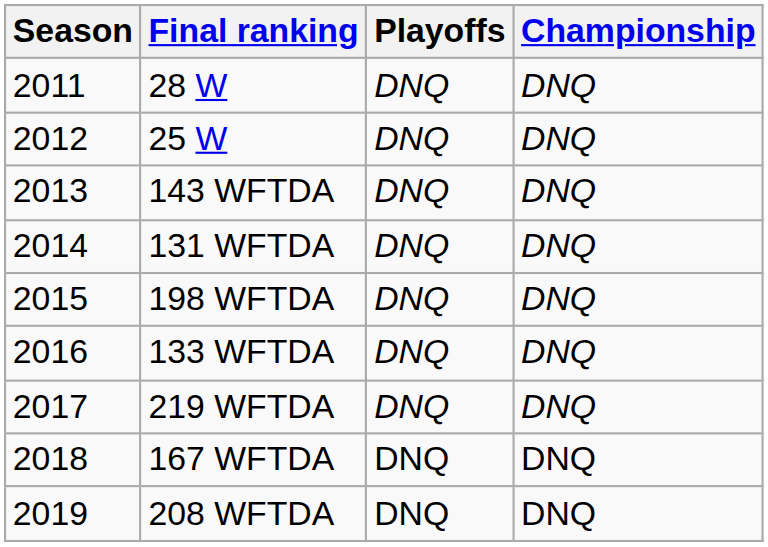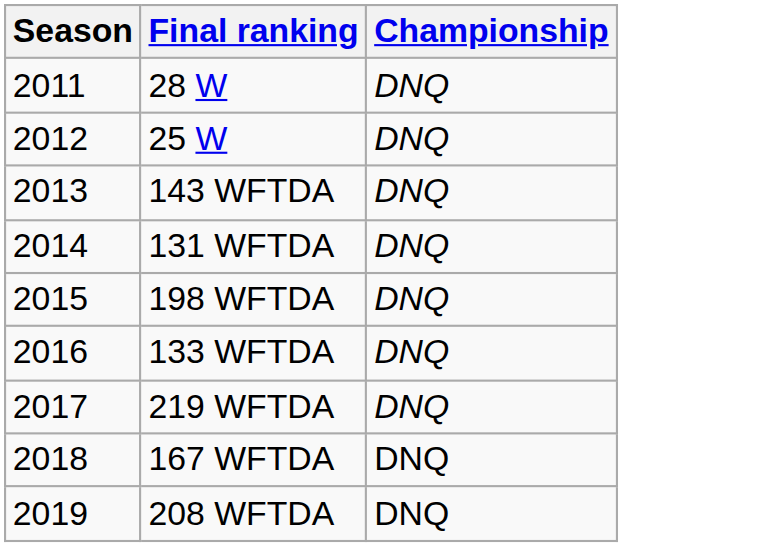- column: (440, 31)
